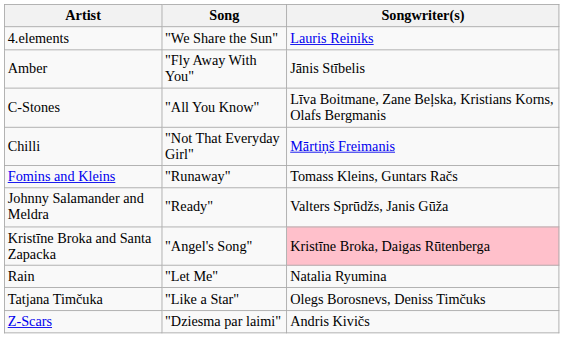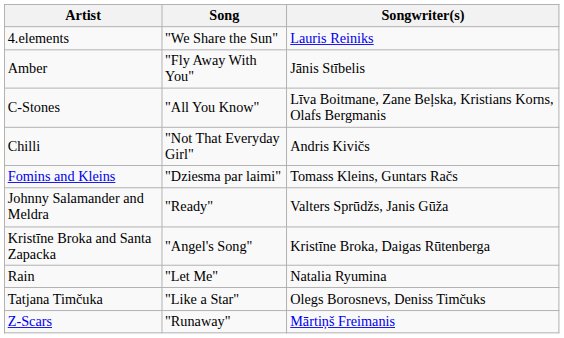(343, 146) Mārtiņš Freimanis -> (330, 146) Andris Kivičs
(198, 176) "Runaway" -> (223, 176) "Dziesma par laimi"
(390, 245) pink background -> (390, 245) no background
(223, 321) "Dziesma par laimi" -> (198, 321) "Runaway"
(330, 321) Andris Kivičs -> (343, 321) Mārtiņš Freimanis
